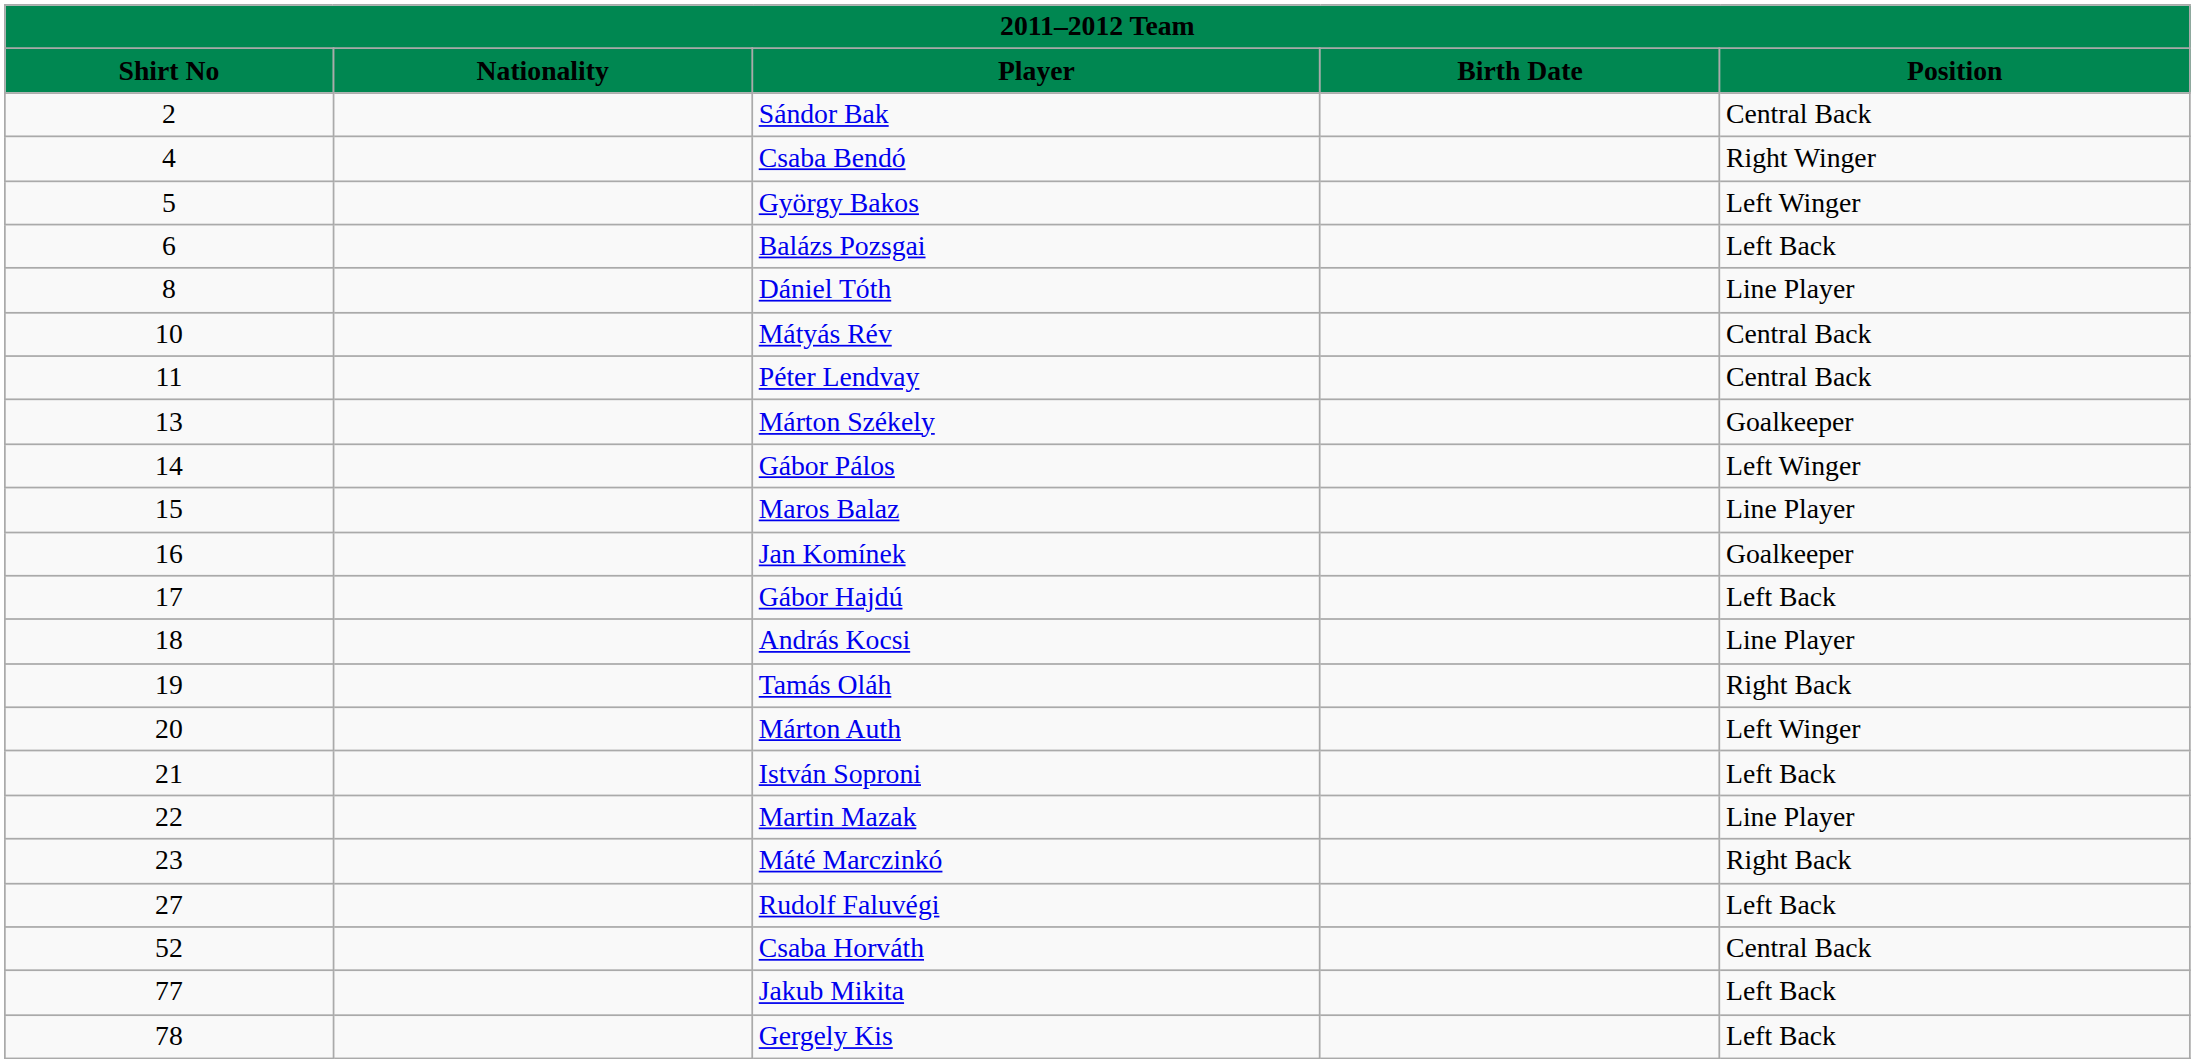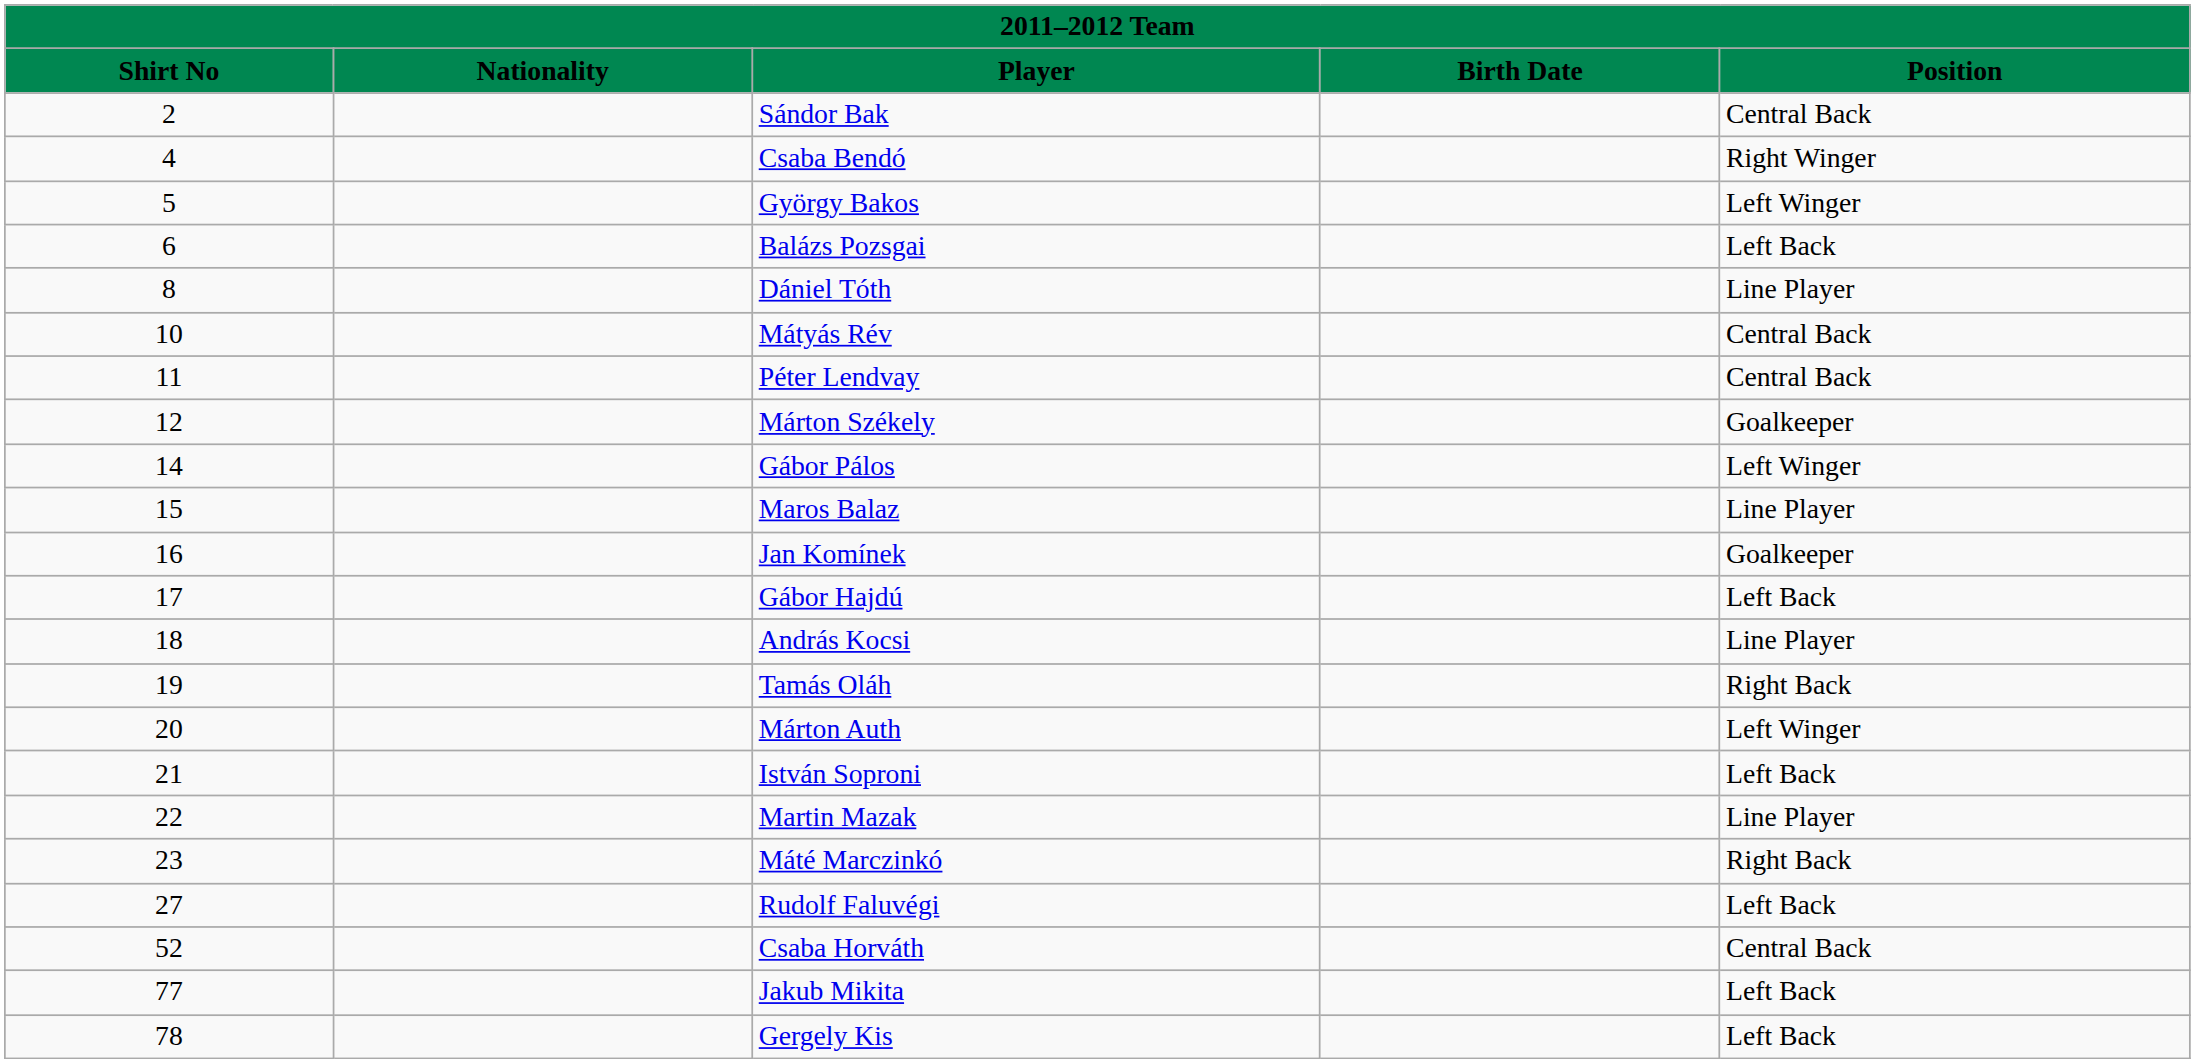(169, 421) 13 -> (169, 421) 12
